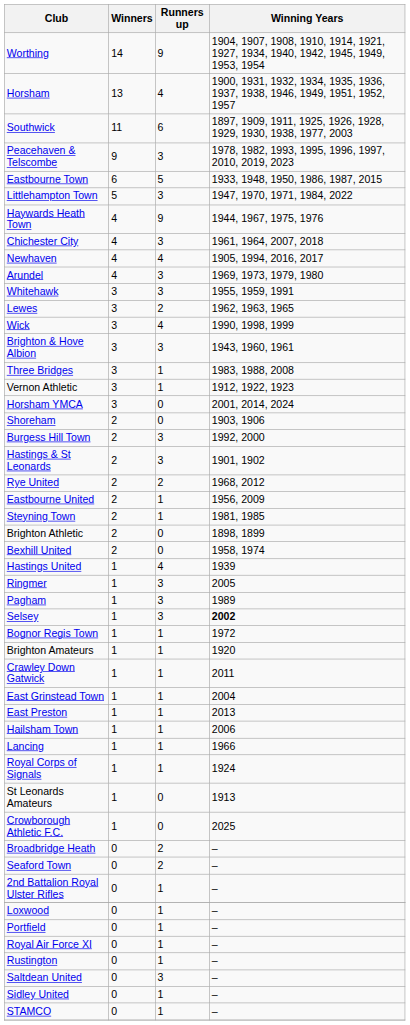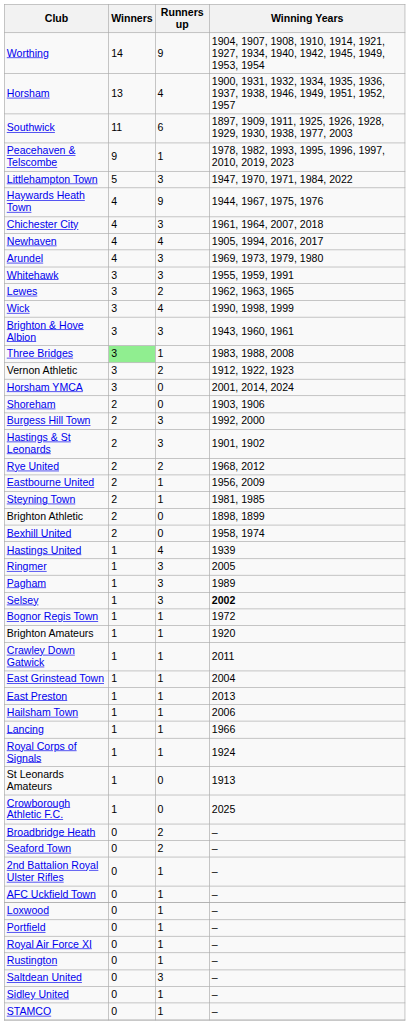(161, 157) 3 -> (161, 157) 1
- row: (47, 179)
(114, 371) no background -> (114, 354) lightgreen background
(161, 387) 1 -> (161, 371) 2
+ row: (51, 894)
